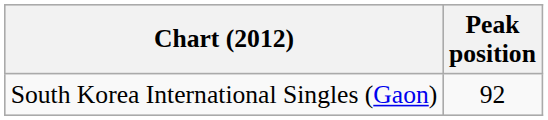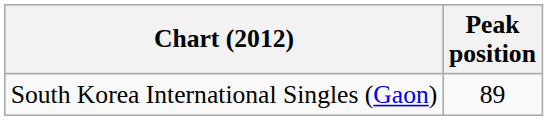(492, 94) 92 -> (492, 94) 89
